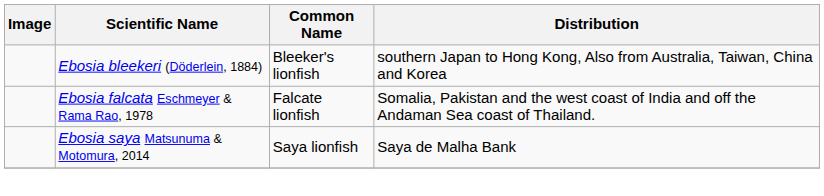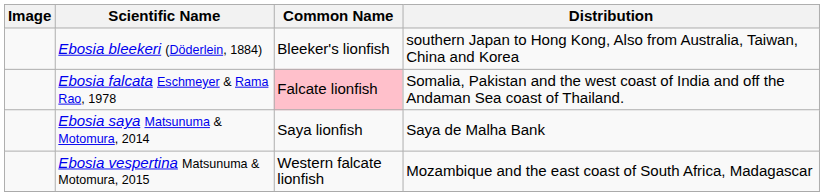(297, 106) no background -> (327, 89) pink background
+ row: (159, 171)
